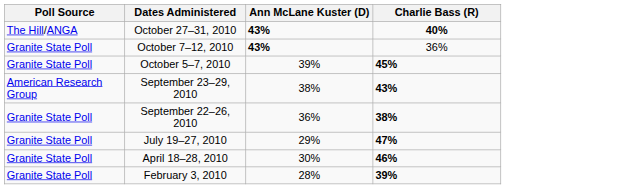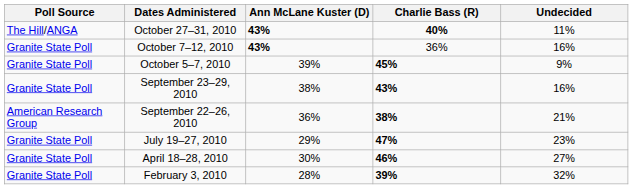+ column: (564, 13)
(55, 88) American Research Group -> (49, 88) Granite State Poll
(49, 117) Granite State Poll -> (55, 117) American Research Group
